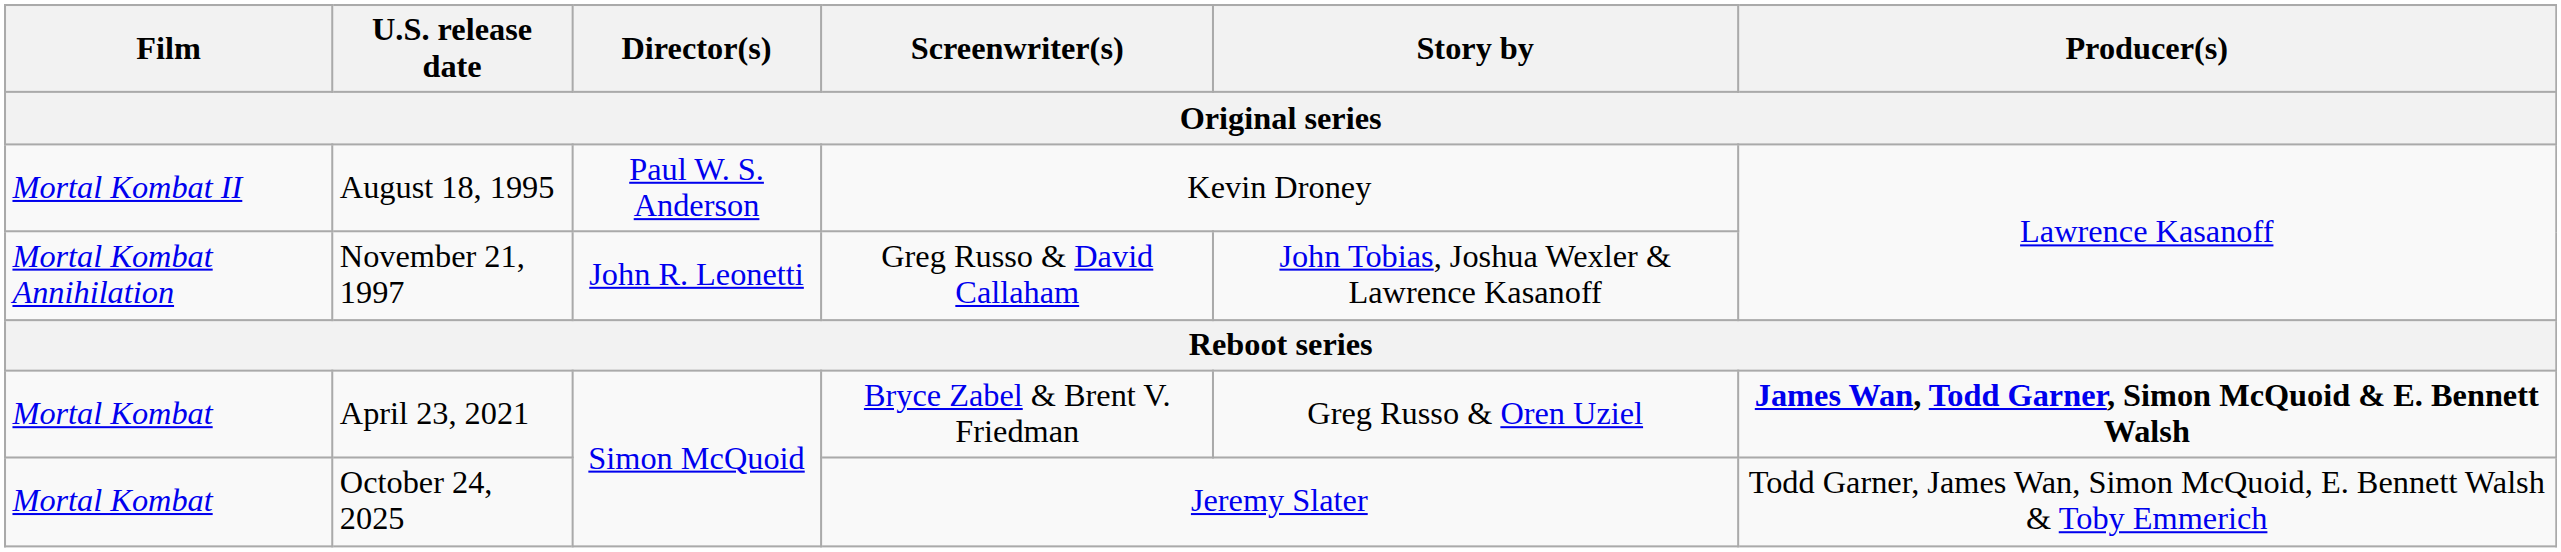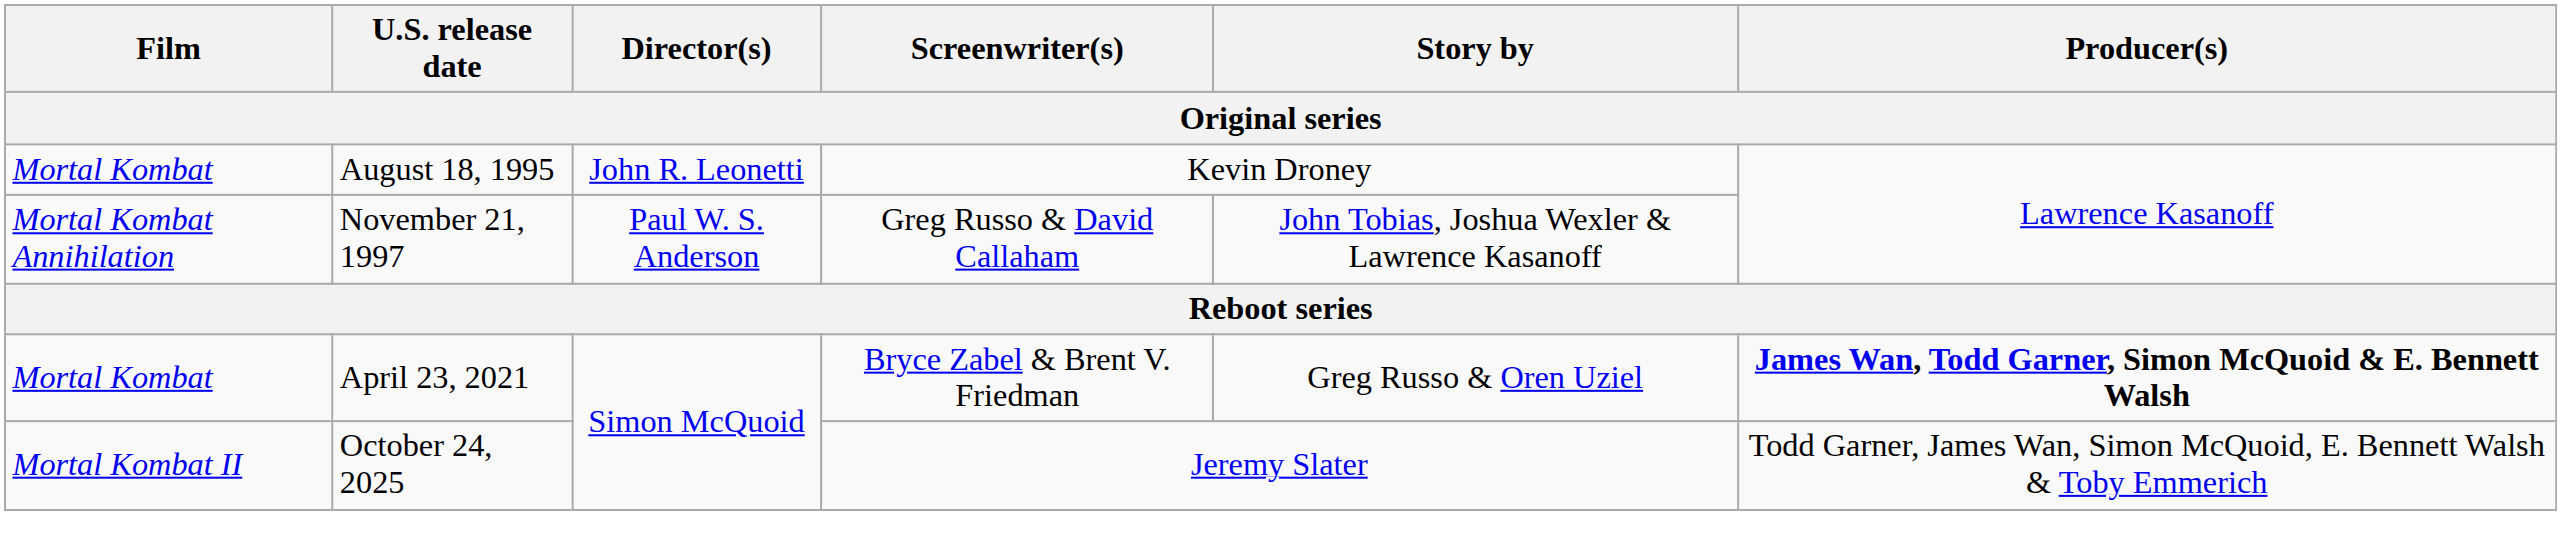(127, 187) Mortal Kombat II -> (113, 169) Mortal Kombat
(697, 187) Paul W. S. Anderson -> (697, 169) John R. Leonetti
(697, 274) John R. Leonetti -> (697, 238) Paul W. S. Anderson
(113, 501) Mortal Kombat -> (127, 464) Mortal Kombat II
